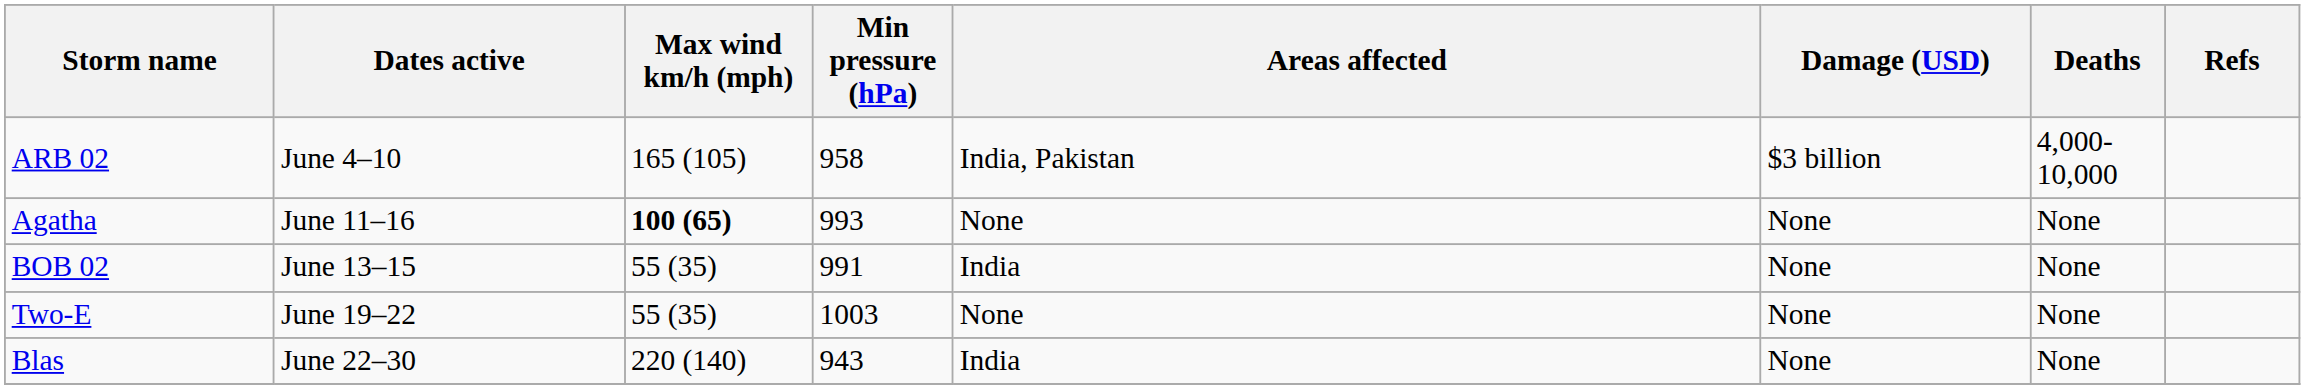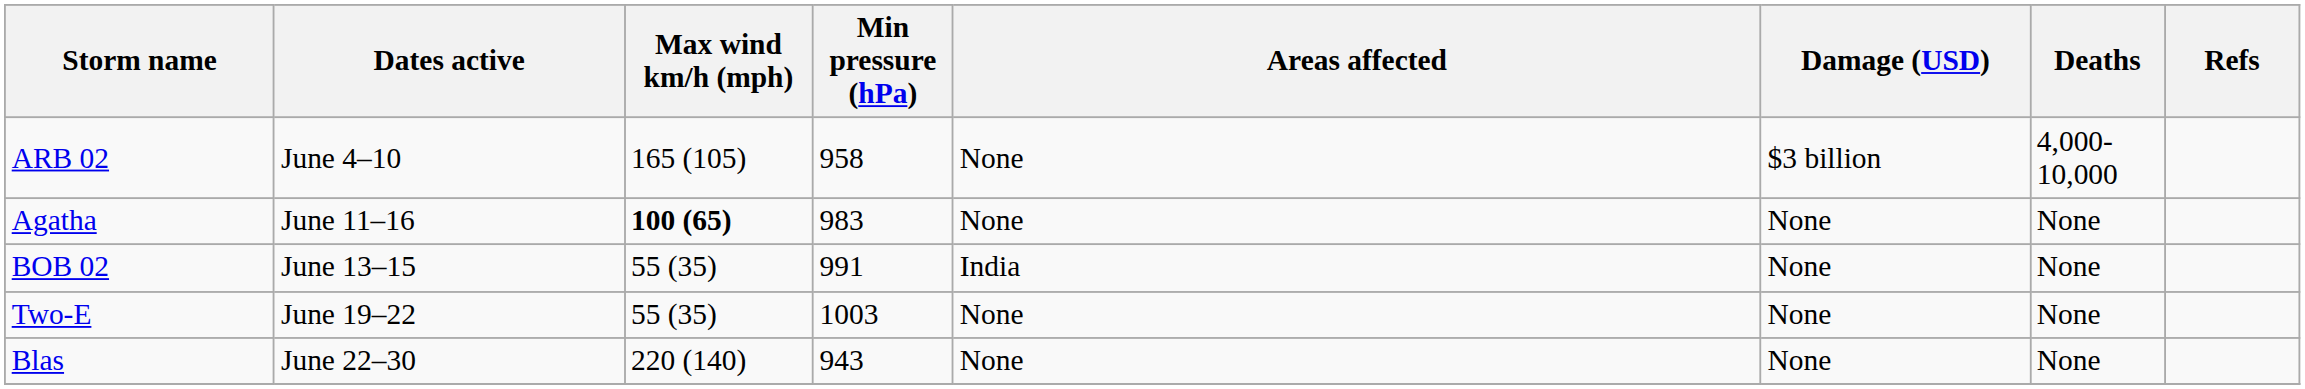(1047, 157) India, Pakistan -> (992, 157) None
(842, 220) 993 -> (842, 220) 983
(990, 360) India -> (992, 360) None
